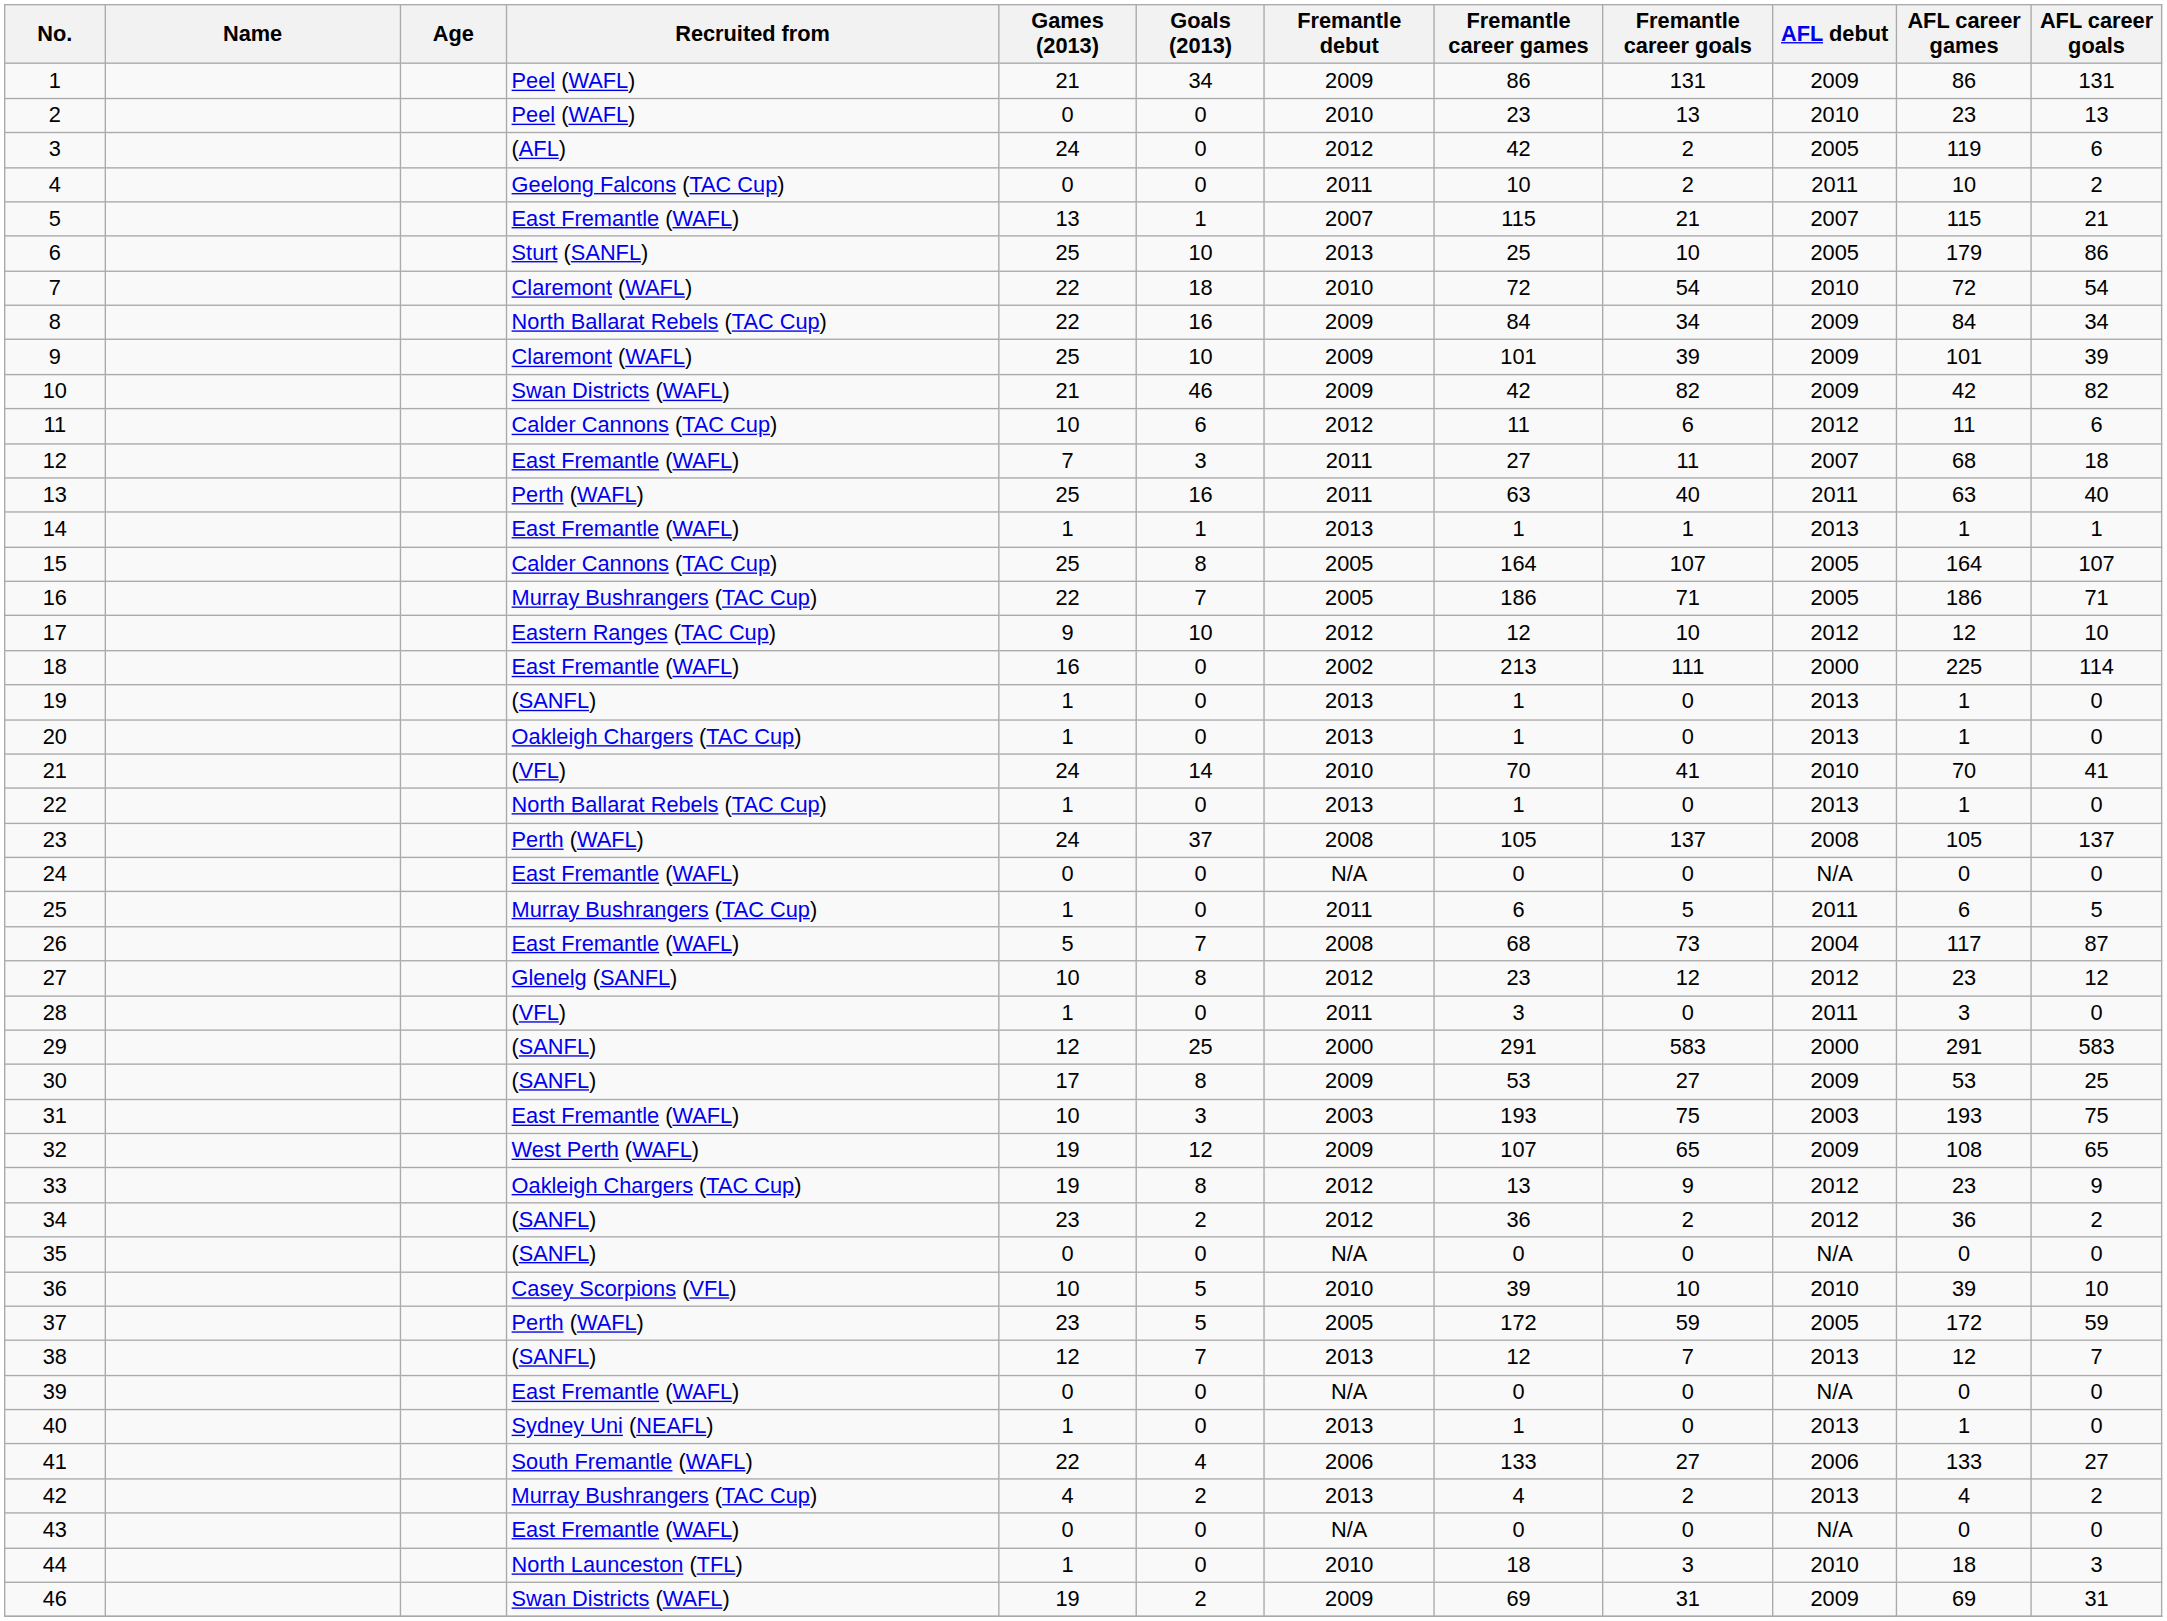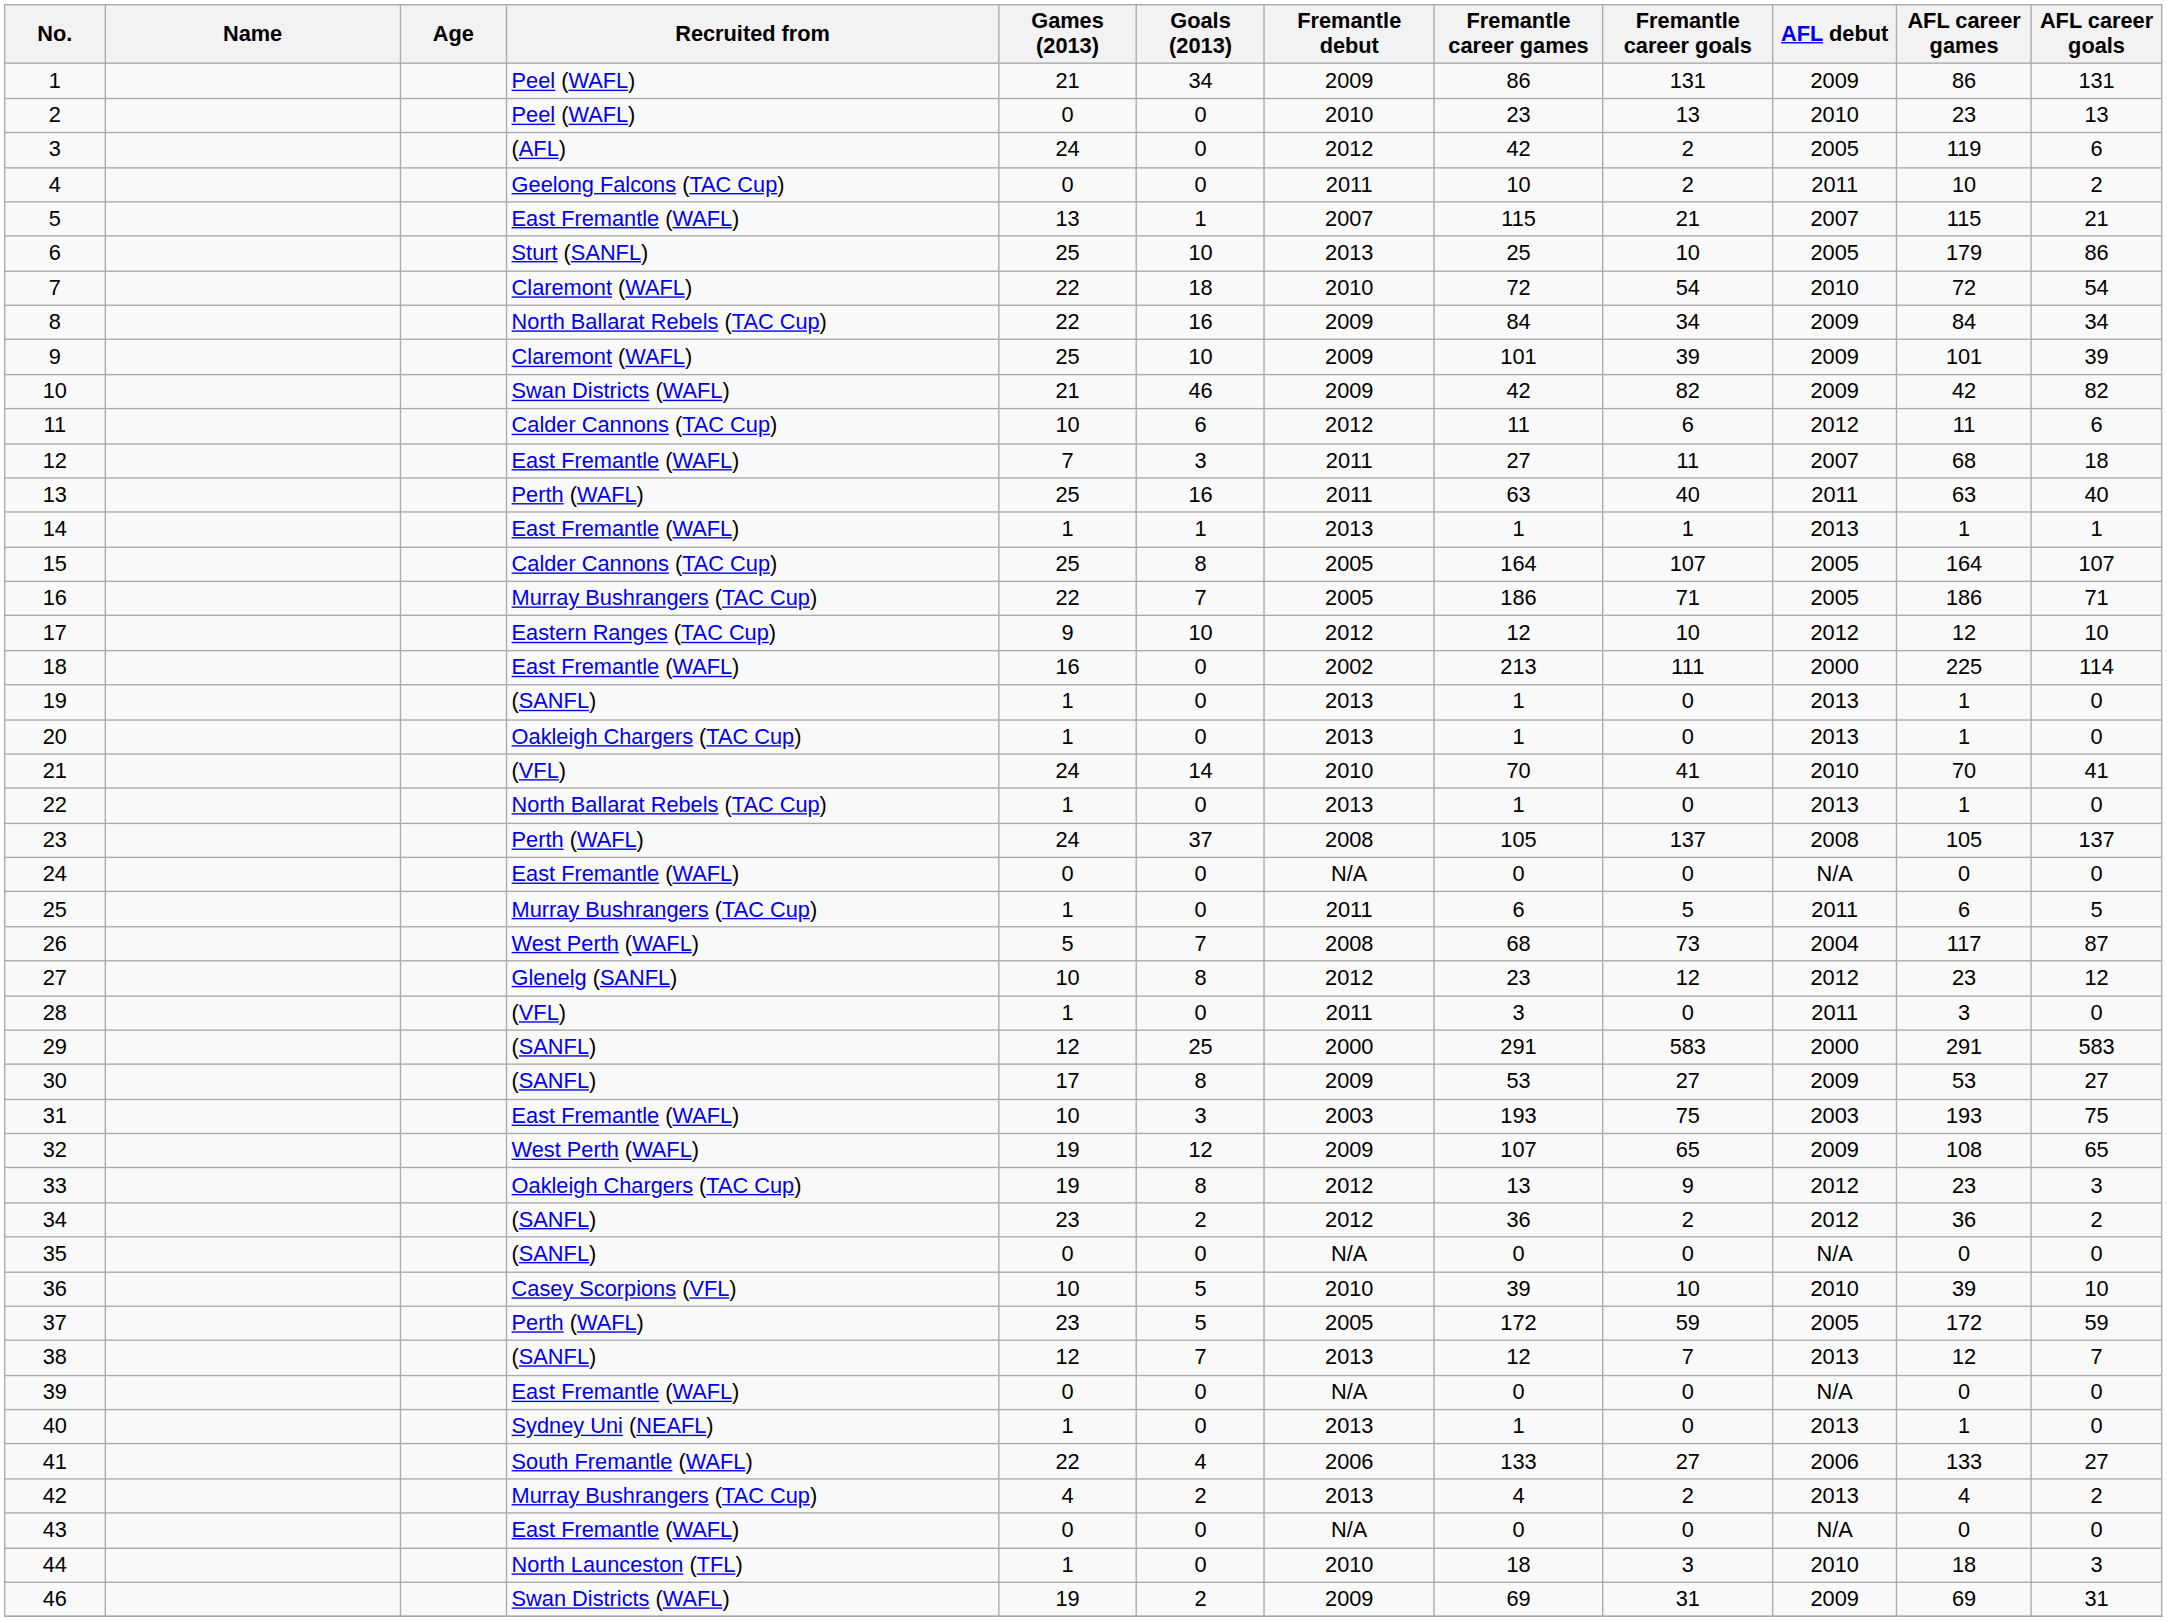(625, 943) East Fremantle (WAFL) -> (605, 943) West Perth (WAFL)
(2097, 1081) 25 -> (2097, 1081) 27
(2097, 1185) 9 -> (2097, 1185) 3
